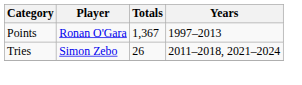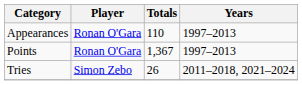+ row: (38, 32)
